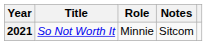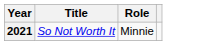- column: (176, 13)
